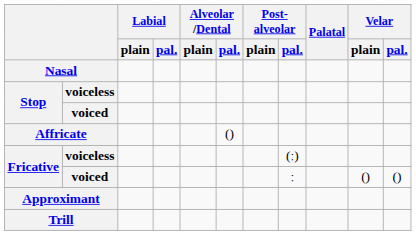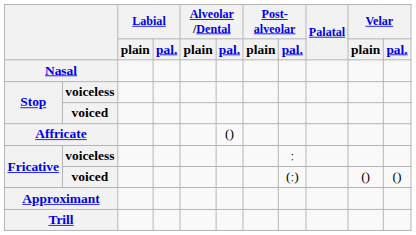(292, 155) (ː) -> (292, 155) ː
(292, 177) ː -> (292, 177) (ː)
